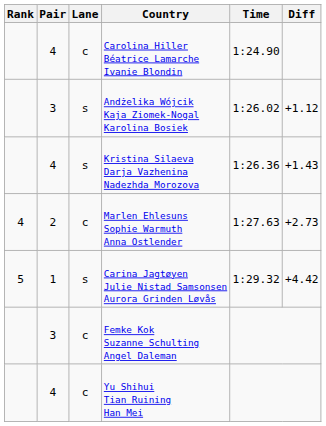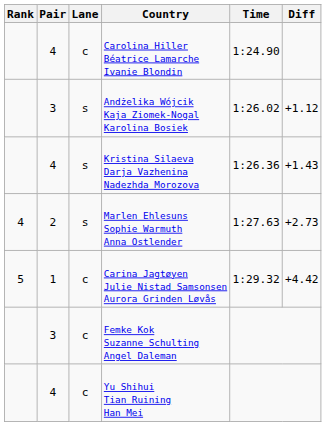(85, 222) c -> (85, 222) s
(85, 279) s -> (85, 279) c
